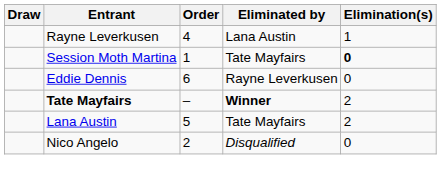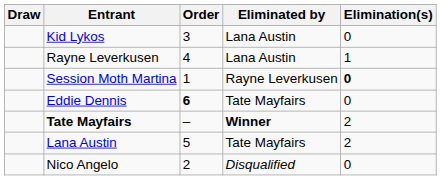+ row: (75, 36)
(266, 57) Tate Mayfairs -> (282, 79) Rayne Leverkusen
(186, 79) normal -> (186, 100) bold
(282, 79) Rayne Leverkusen -> (266, 100) Tate Mayfairs
